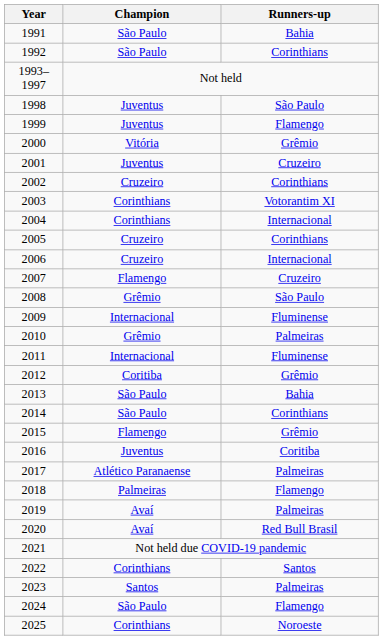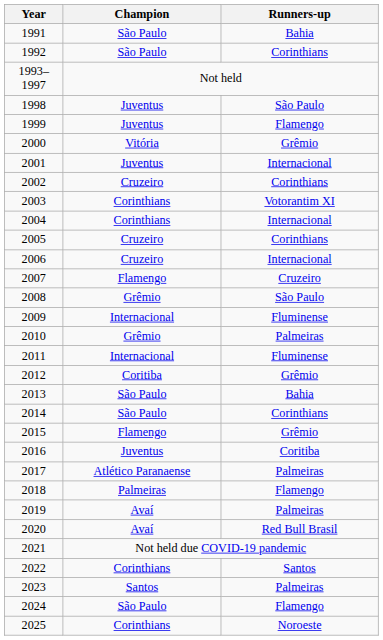(300, 162) Cruzeiro -> (300, 162) Internacional
